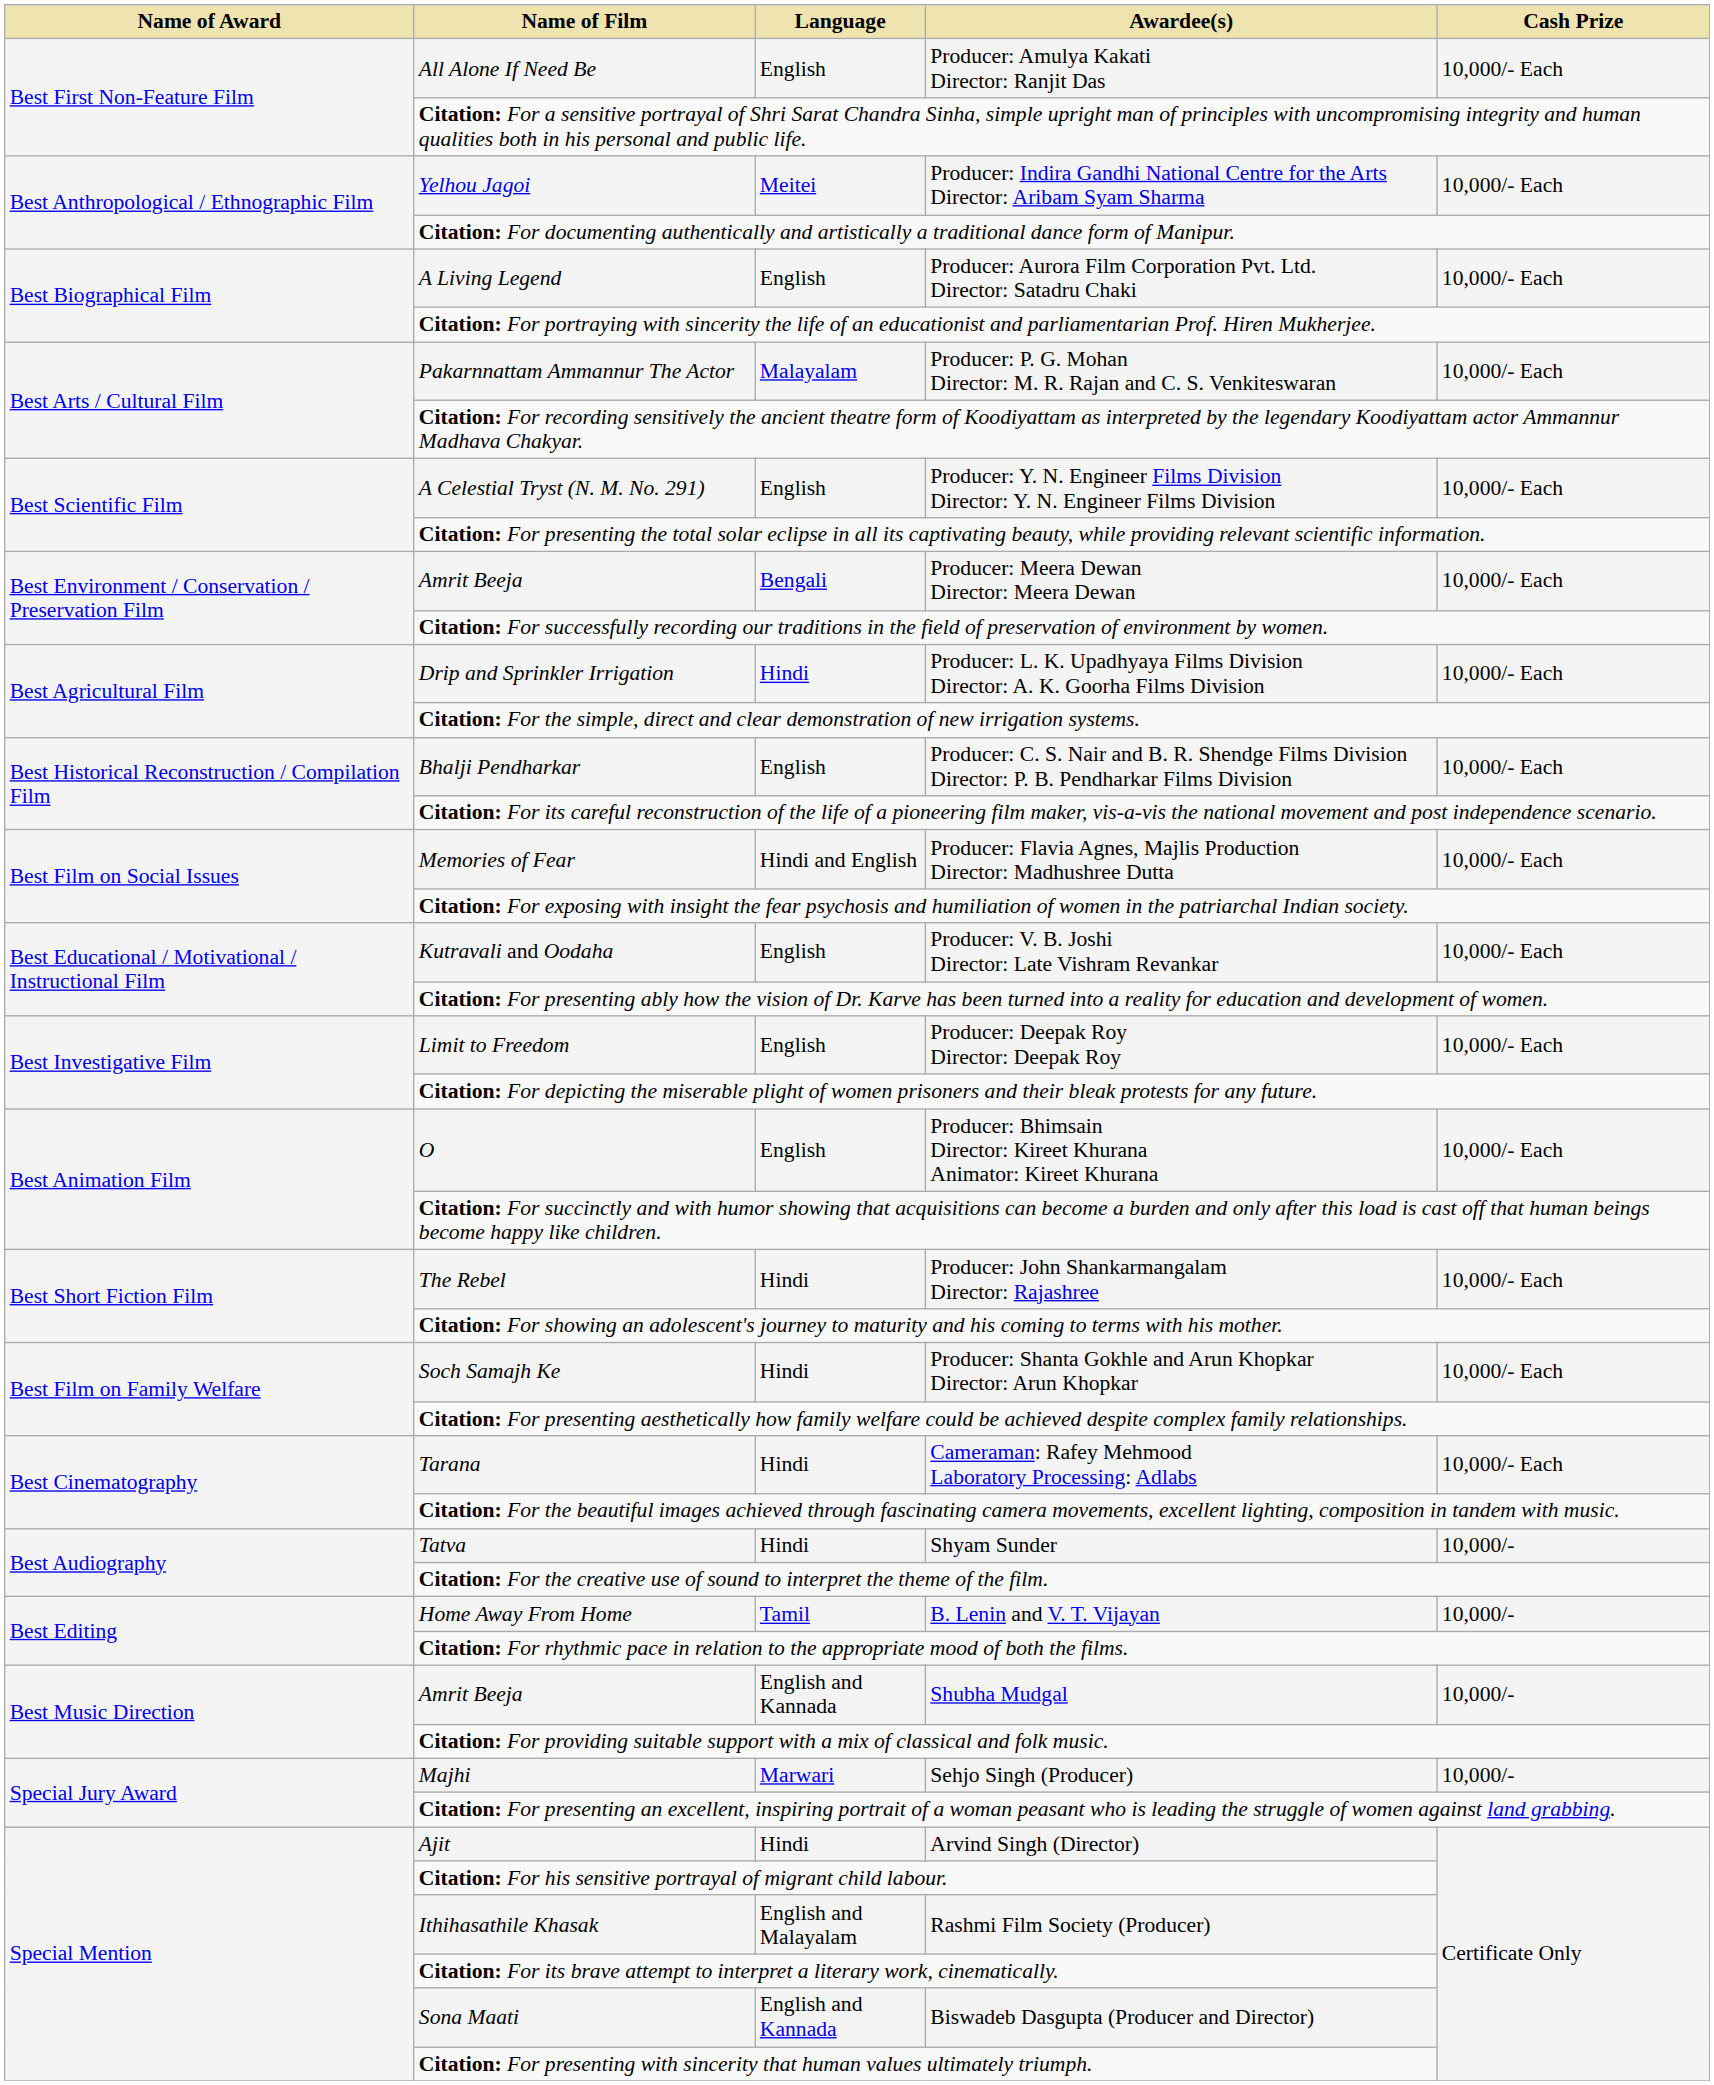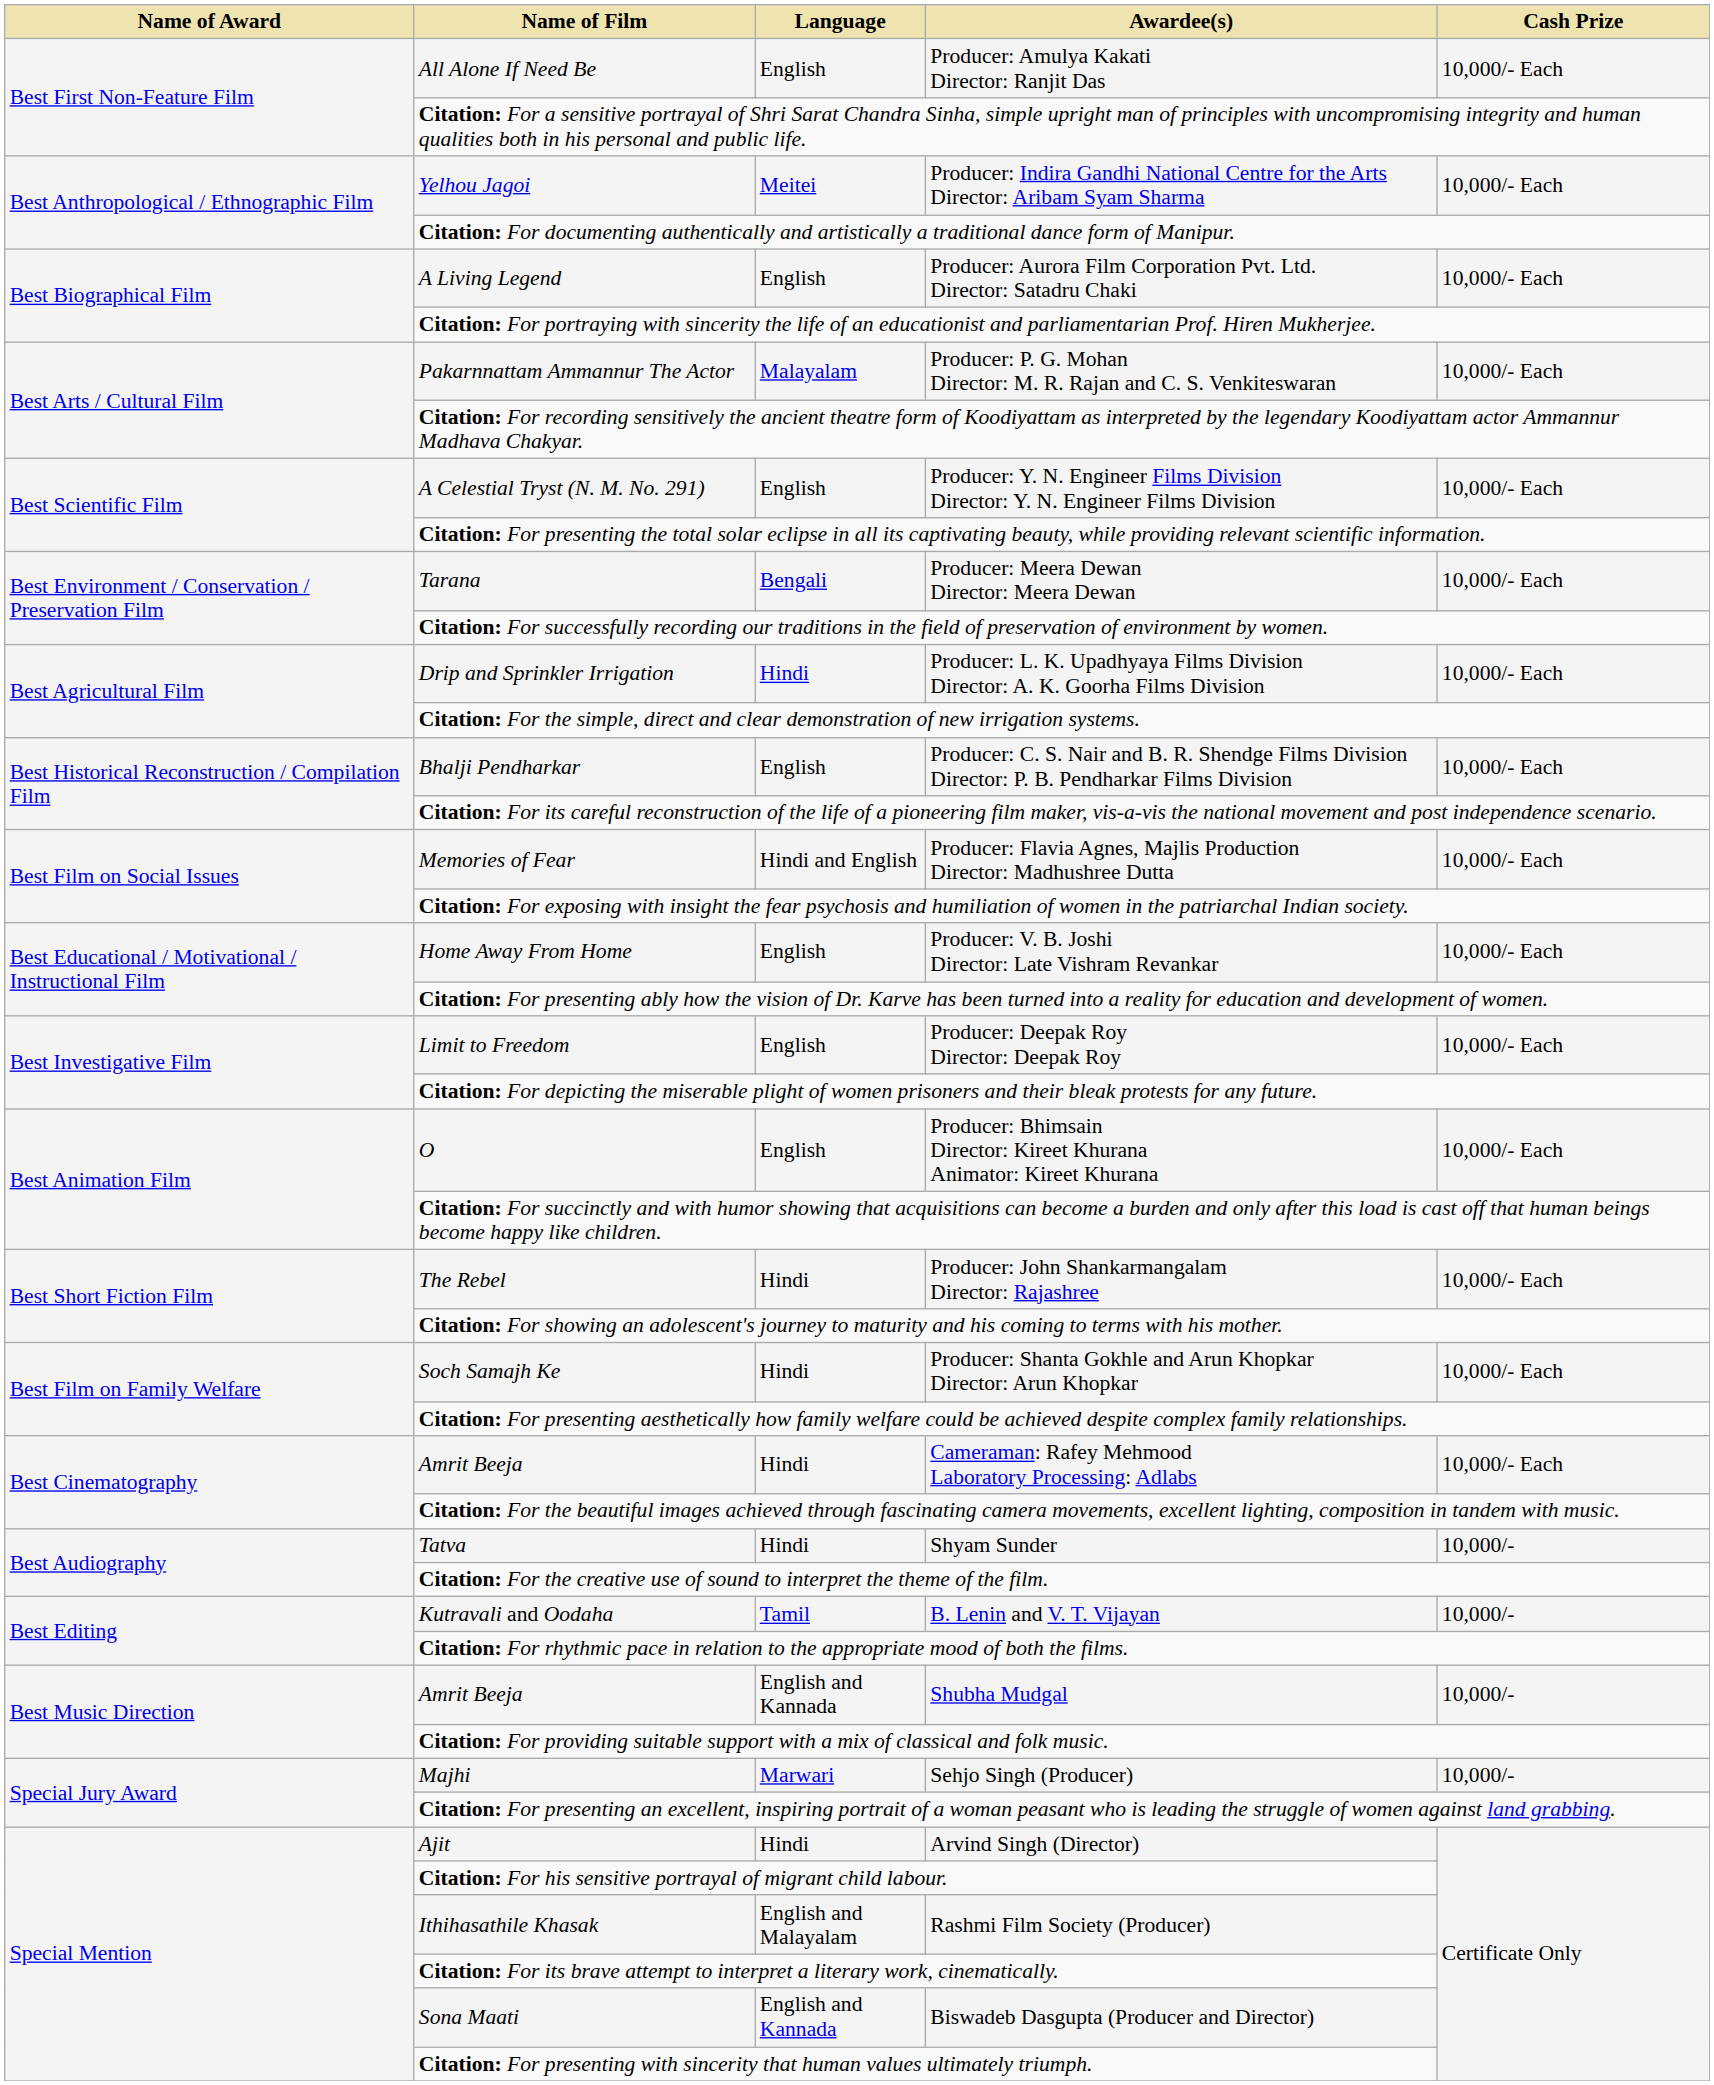(471, 580) Amrit Beeja -> (450, 580) Tarana
(516, 951) Kutravali and Oodaha -> (525, 951) Home Away From Home
(450, 1464) Tarana -> (471, 1464) Amrit Beeja
(525, 1613) Home Away From Home -> (516, 1613) Kutravali and Oodaha
